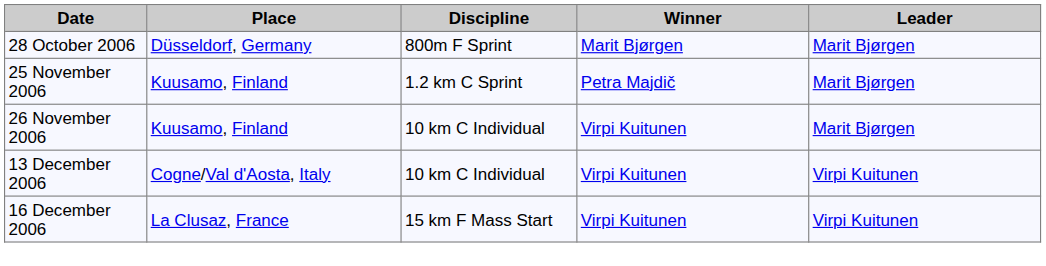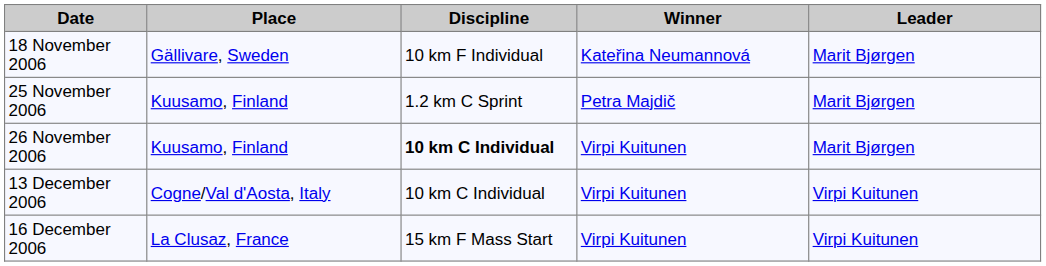- row: (72, 45)
+ row: (60, 54)
(475, 127) normal -> (480, 146) bold
